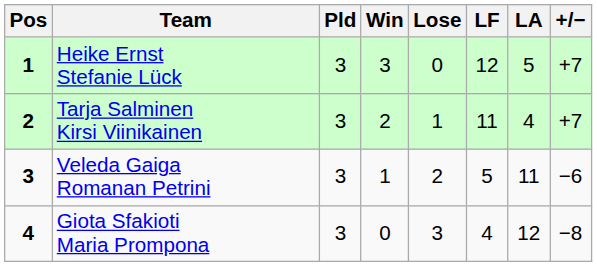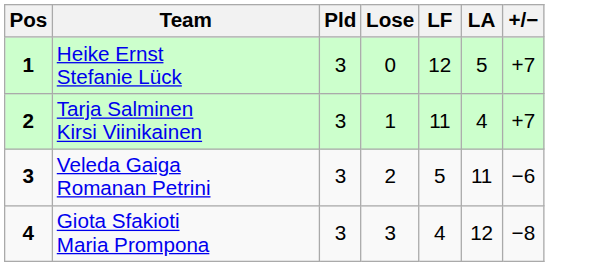- column: (385, 20)
